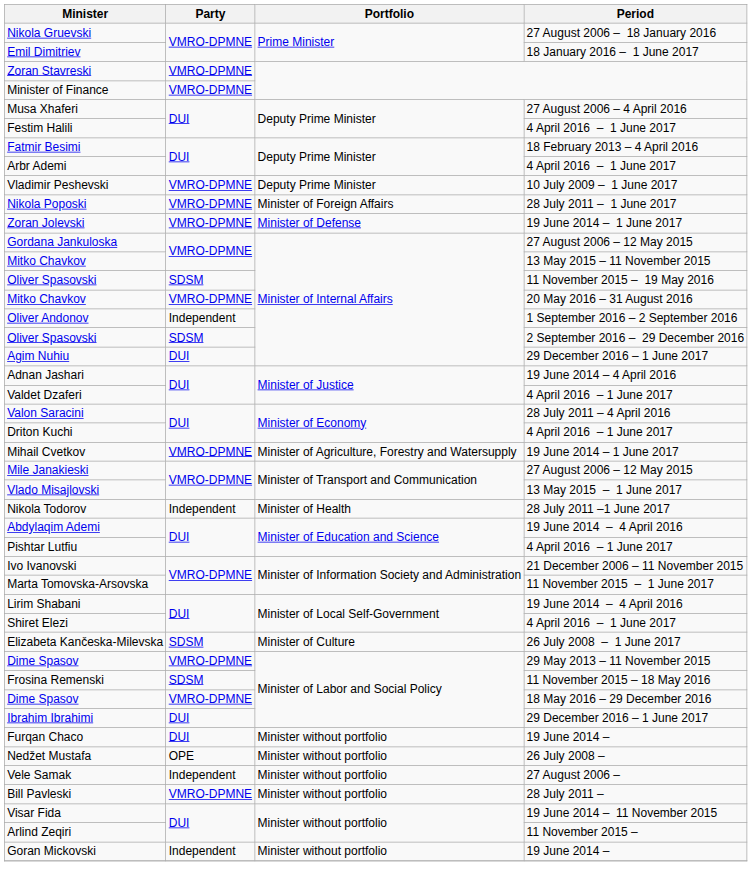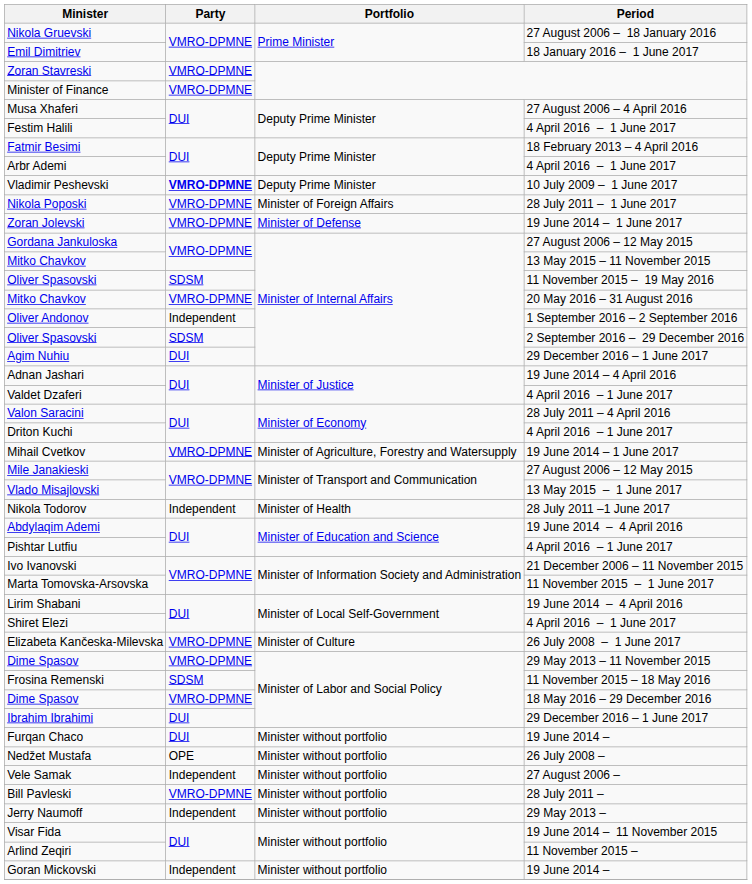(210, 185) normal -> (210, 185) bold
(186, 642) SDSM -> (210, 642) VMRO-DPMNE
+ row: (45, 813)
